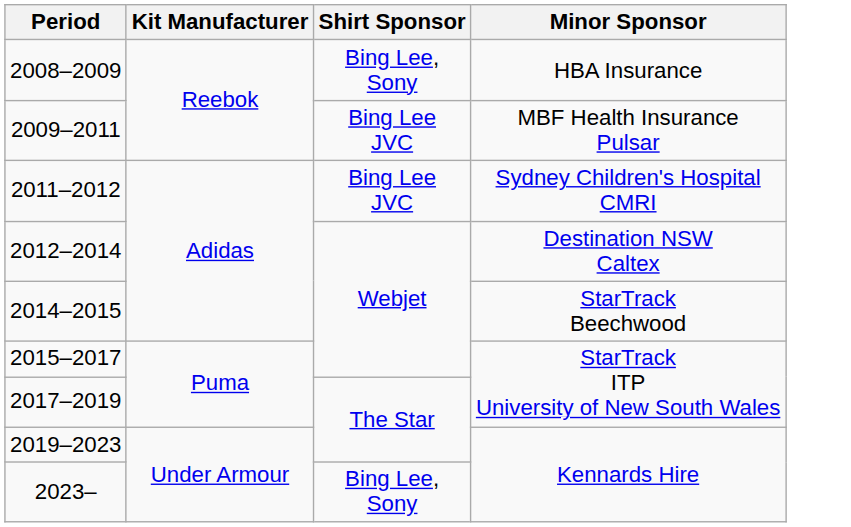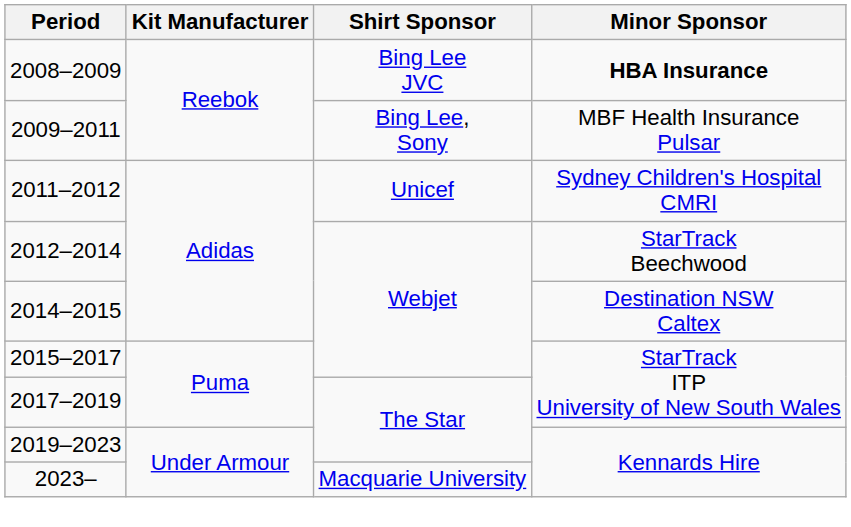(392, 69) Bing Lee, Sony -> (422, 69) Bing Lee JVC
(628, 69) normal -> (689, 69) bold
(392, 130) Bing Lee JVC -> (422, 130) Bing Lee, Sony
(392, 190) Bing Lee JVC -> (422, 190) Unicef
(628, 250) Destination NSW Caltex -> (689, 250) StarTrack Beechwood
(628, 311) StarTrack Beechwood -> (689, 311) Destination NSW Caltex
(392, 491) Bing Lee, Sony -> (422, 479) Macquarie University
